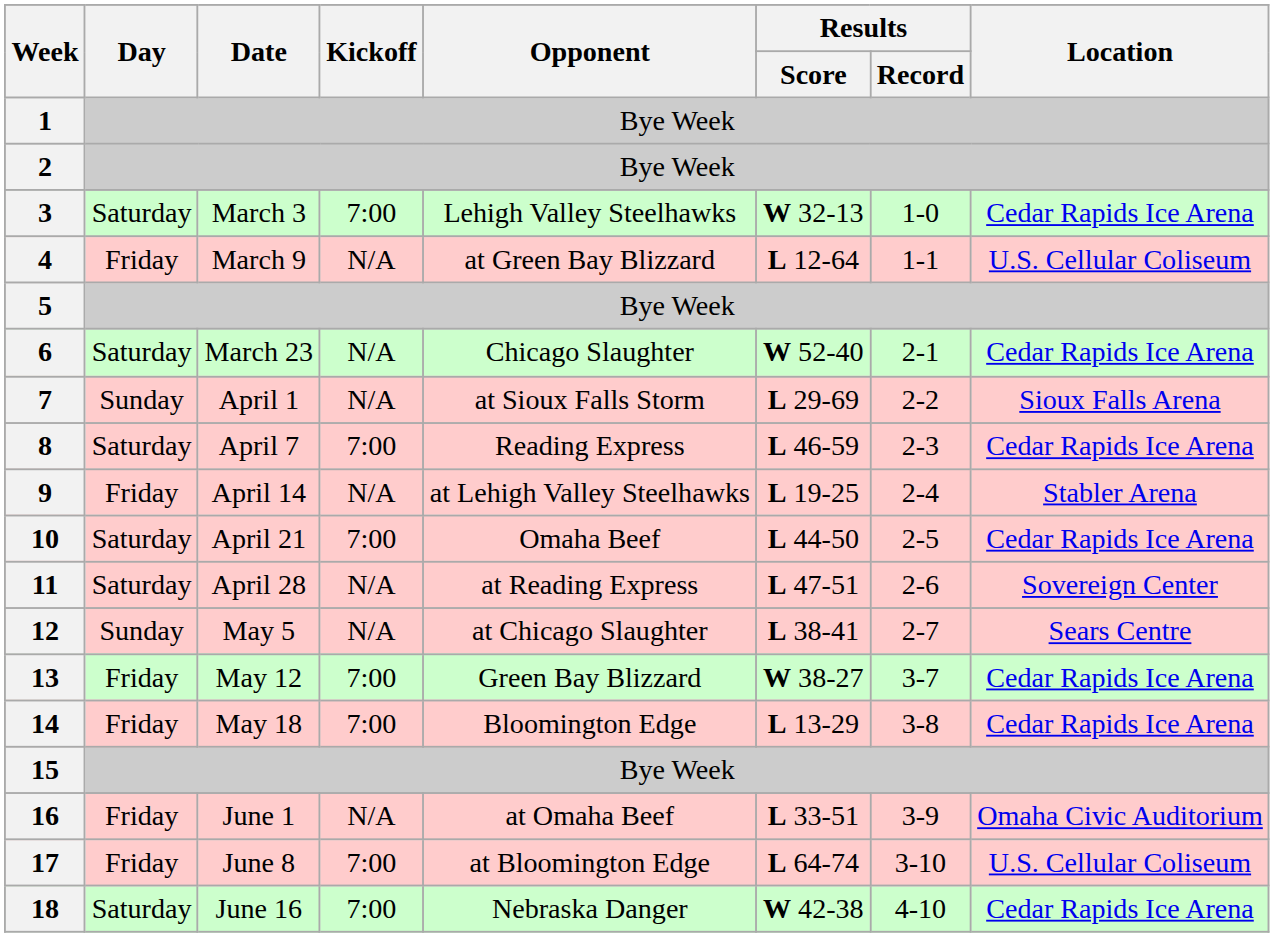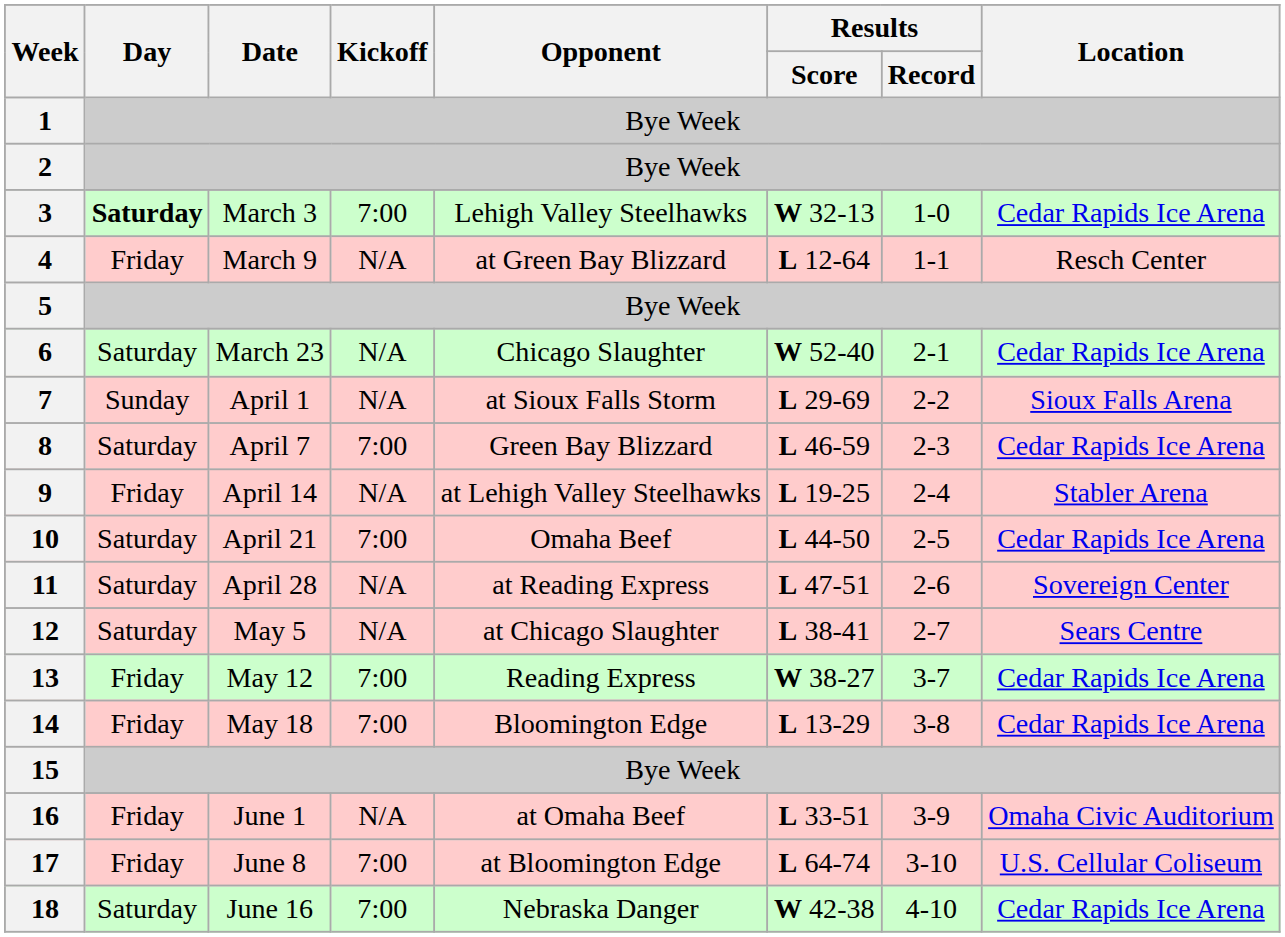(142, 213) normal -> (147, 213) bold
(1120, 259) U.S. Cellular Coliseum -> (1131, 259) Resch Center
(590, 445) Reading Express -> (601, 445) Green Bay Blizzard
(142, 630) Sunday -> (147, 630) Saturday
(590, 676) Green Bay Blizzard -> (601, 676) Reading Express
